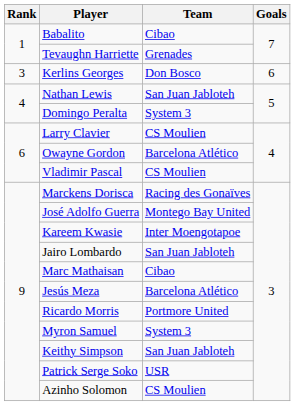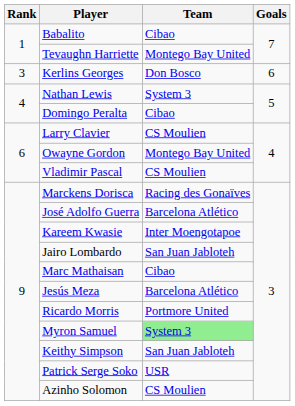(169, 53) Grenades -> (198, 53) Montego Bay United
(190, 93) San Juan Jabloteh -> (168, 93) System 3
(168, 113) System 3 -> (160, 113) Cibao
(192, 152) Barcelona Atlético -> (198, 152) Montego Bay United
(198, 212) Montego Bay United -> (192, 212) Barcelona Atlético
(168, 331) no background -> (168, 331) lightgreen background
